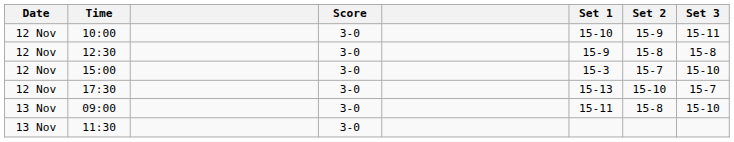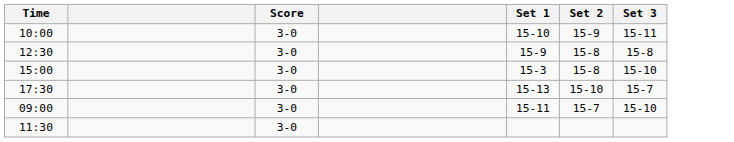- column: (36, 14)
(649, 70) 15-7 -> (586, 70) 15-8
(649, 108) 15-8 -> (586, 108) 15-7
